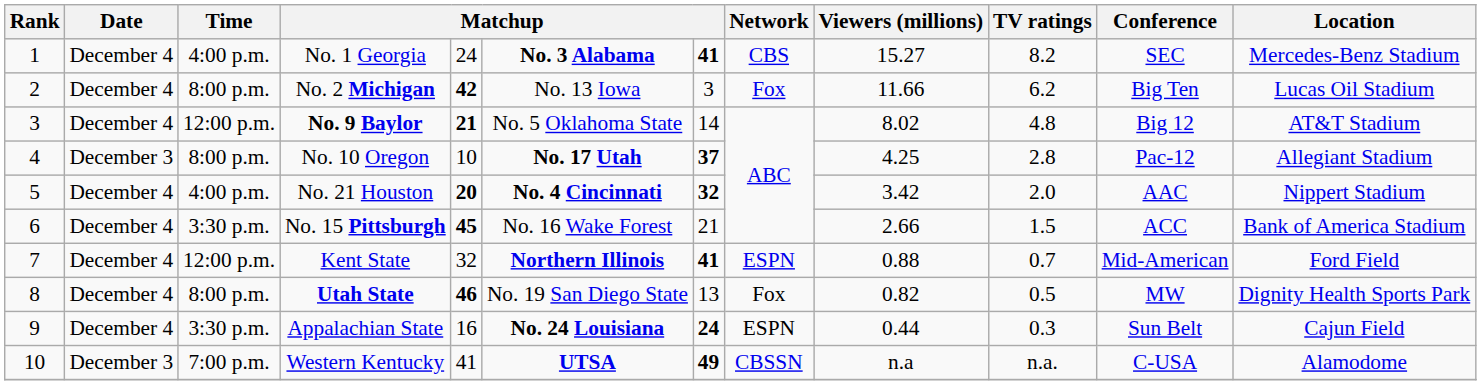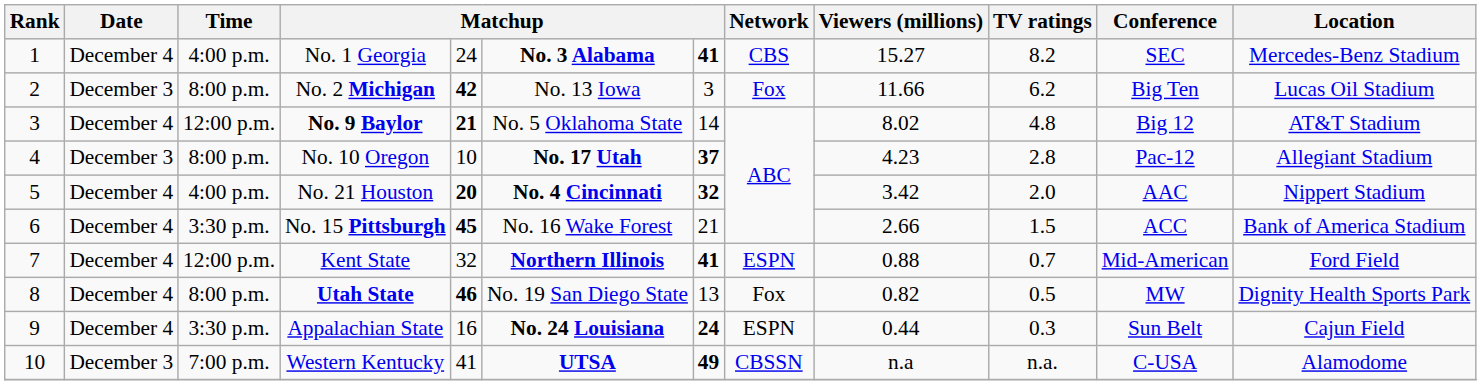(121, 89) December 4 -> (121, 89) December 3
(901, 157) 4.25 -> (901, 157) 4.23
